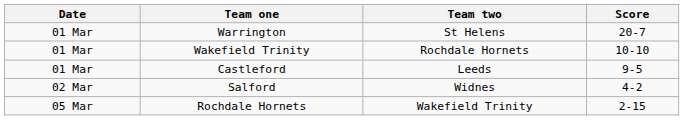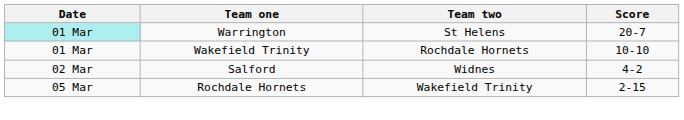(72, 32) no background -> (72, 32) paleturquoise background
- row: (252, 69)
